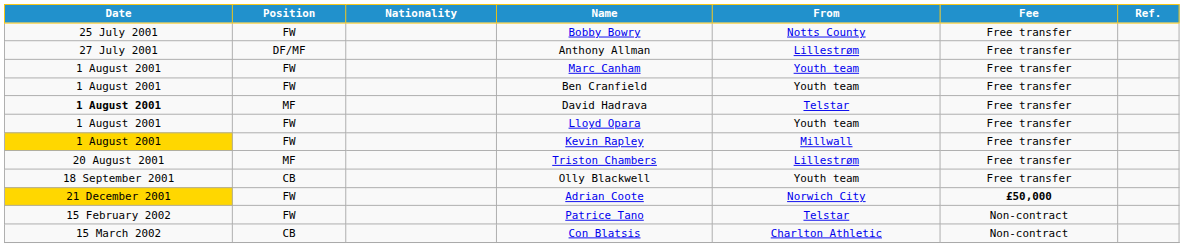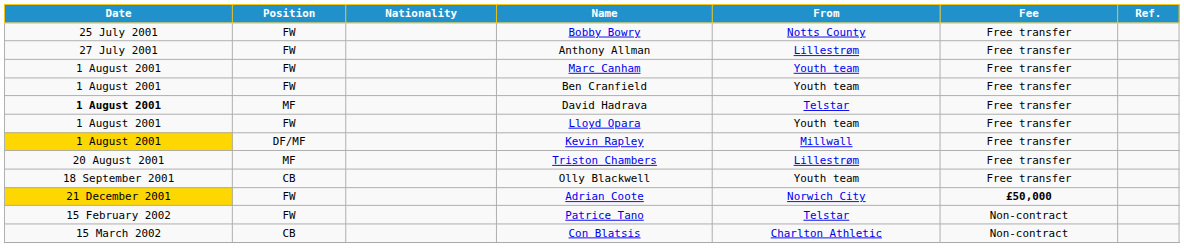(289, 50) DF/MF -> (289, 50) FW
(289, 141) FW -> (289, 141) DF/MF
